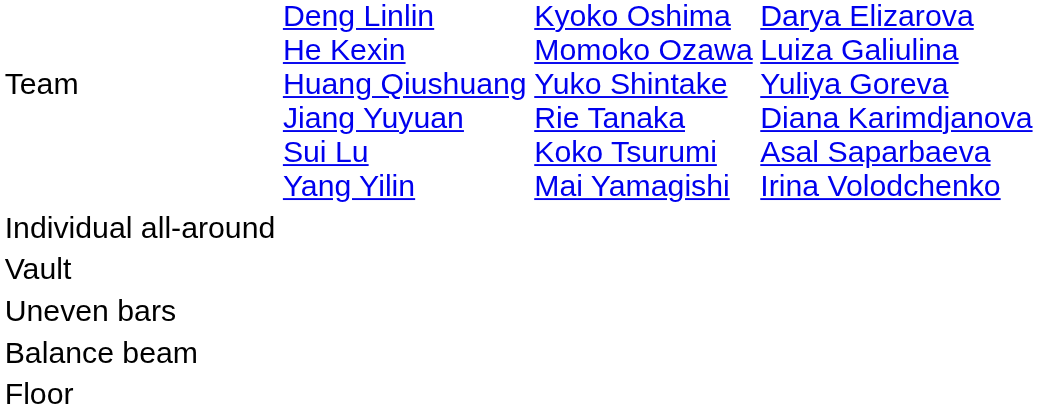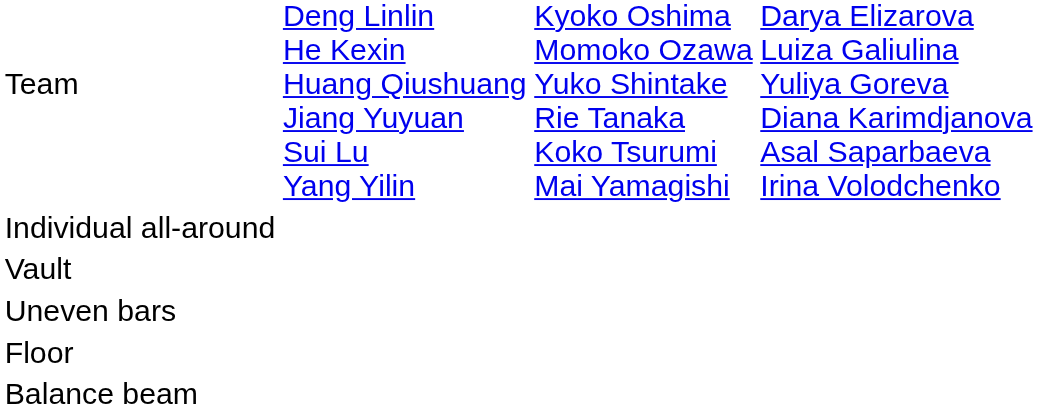rows swapped: (101, 352) <-> (39, 394)
